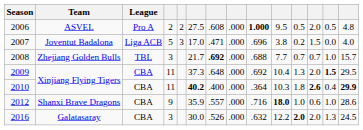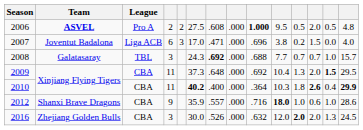(79, 27) normal -> (79, 27) bold
(171, 42) 5 -> (171, 42) 6
(79, 57) Zhejiang Golden Bulls -> (79, 57) Galatasaray
(196, 57) 21.7 -> (196, 57) 24.3
(79, 117) Galatasaray -> (79, 117) Zhejiang Golden Bulls
(281, 117) 12.2 -> (281, 117) 12.0
